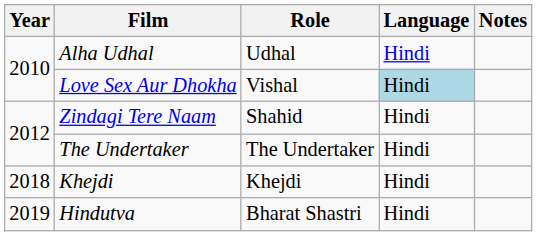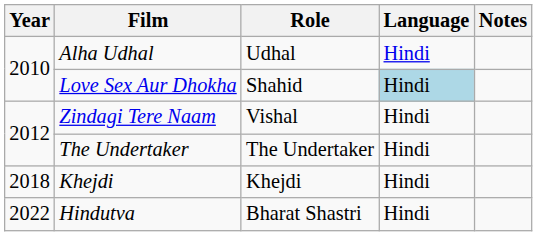(272, 85) Vishal -> (274, 85) Shahid
(274, 117) Shahid -> (272, 117) Vishal
(30, 213) 2019 -> (30, 213) 2022
